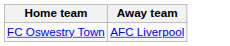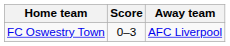+ column: (126, 13)
